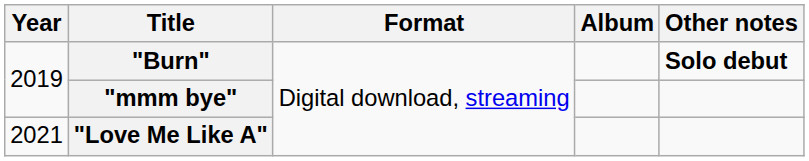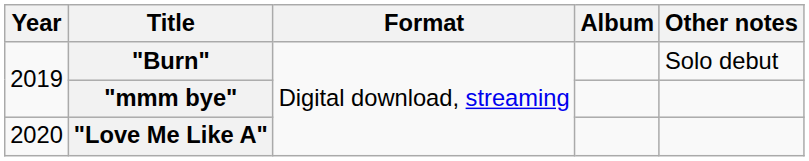(726, 60) bold -> (722, 60) normal
(37, 135) 2021 -> (37, 135) 2020
